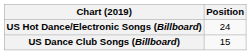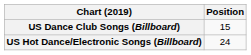rows swapped: (104, 42) <-> (104, 27)
